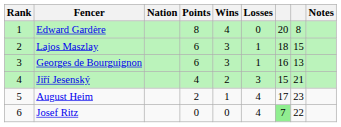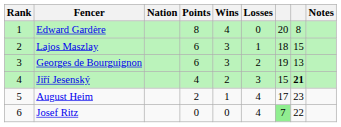(258, 63) 1 -> (258, 63) 2
(283, 63) 16 -> (283, 63) 19
(298, 79) normal -> (298, 79) bold
